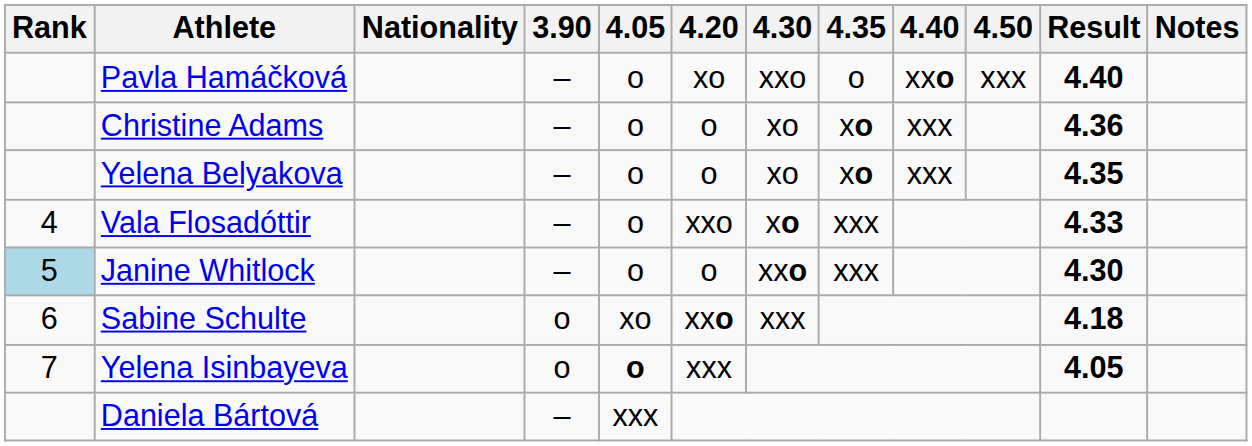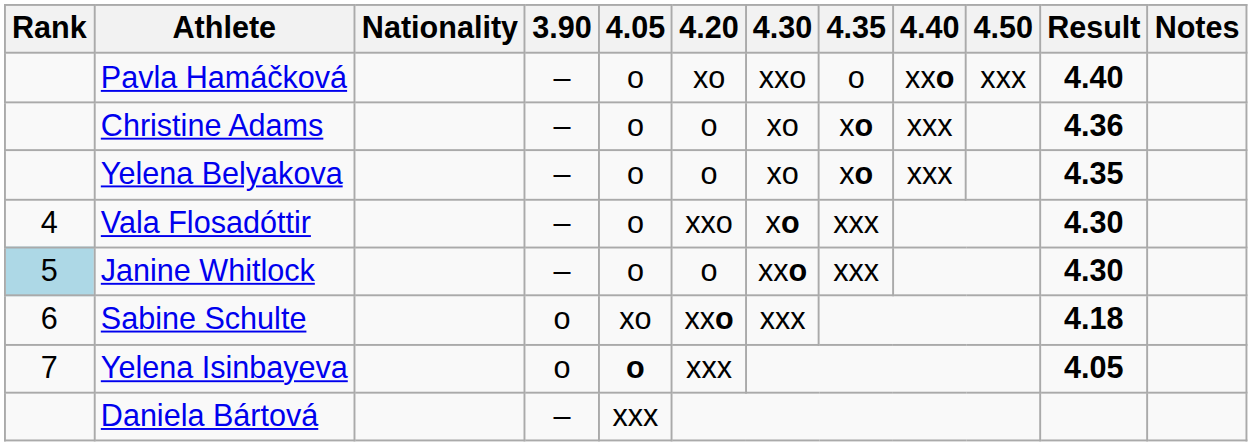(1094, 222) 4.33 -> (1094, 222) 4.30
